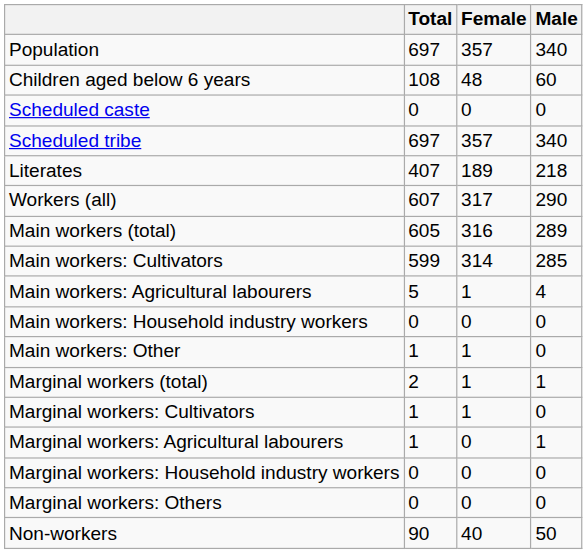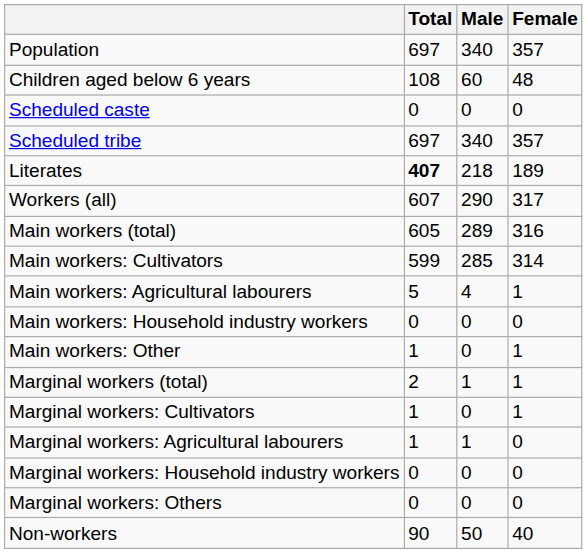columns swapped: (557, 19) <-> (494, 19)
(424, 170) normal -> (424, 170) bold
